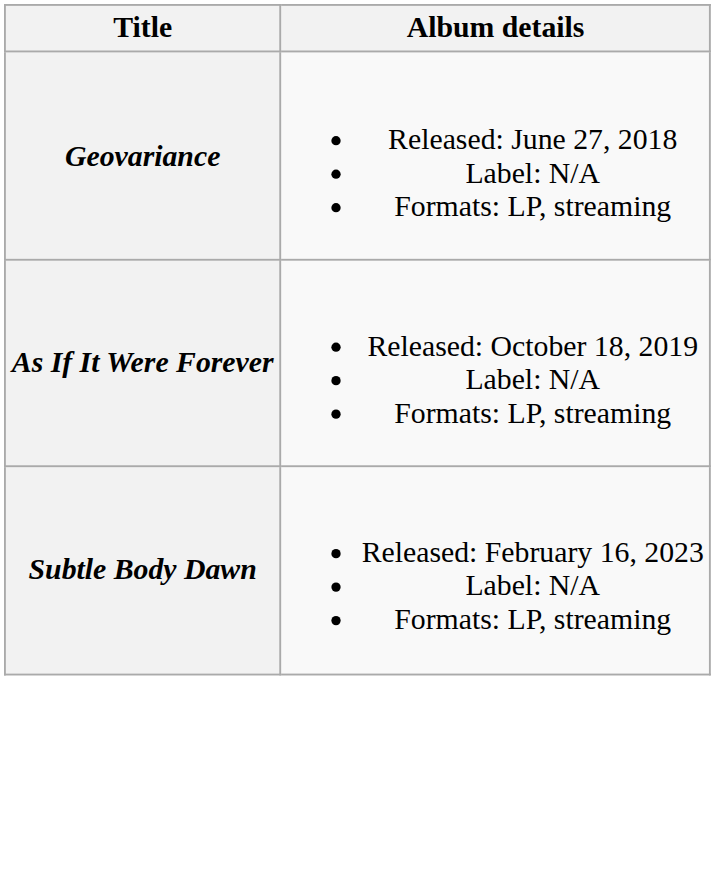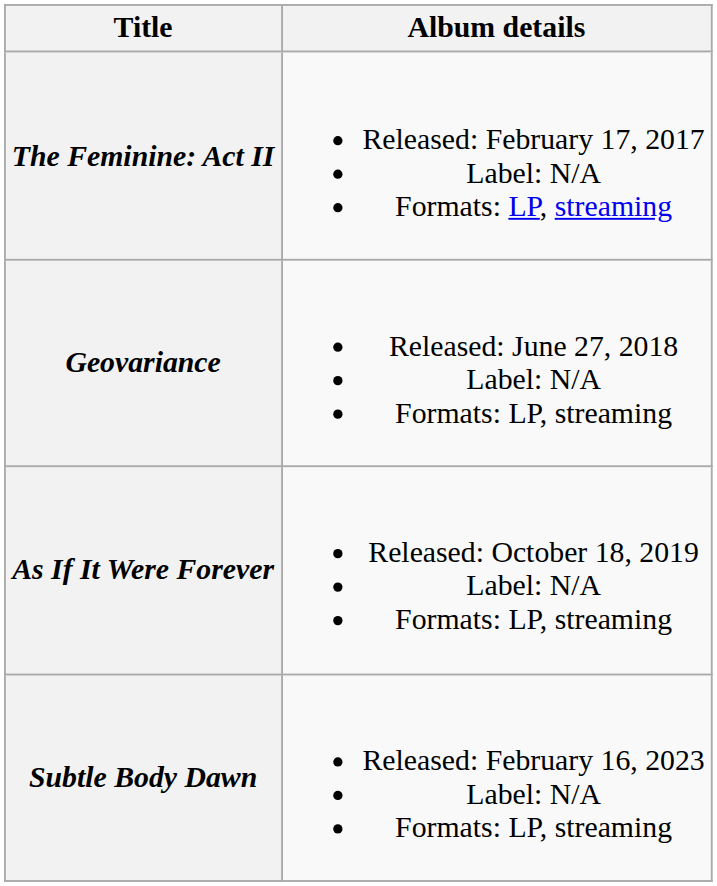+ row: (143, 155)
